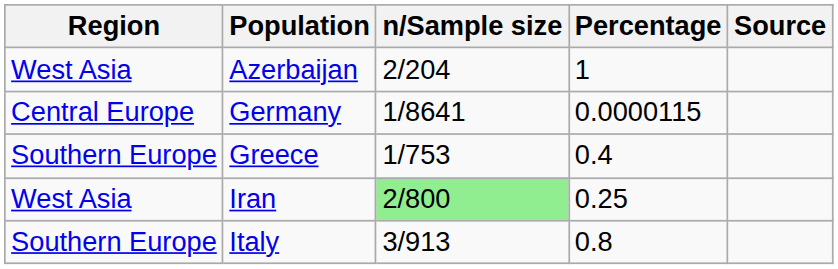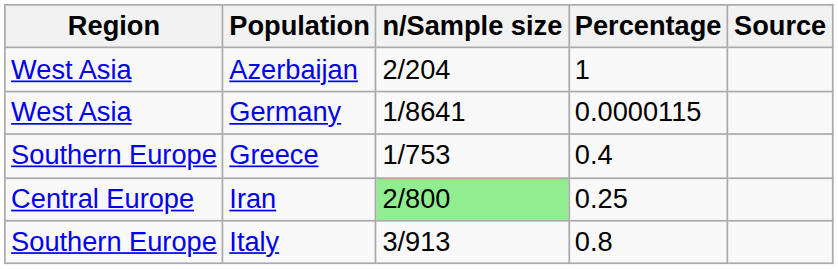(103, 112) Central Europe -> (71, 112) West Asia
(71, 198) West Asia -> (103, 198) Central Europe
